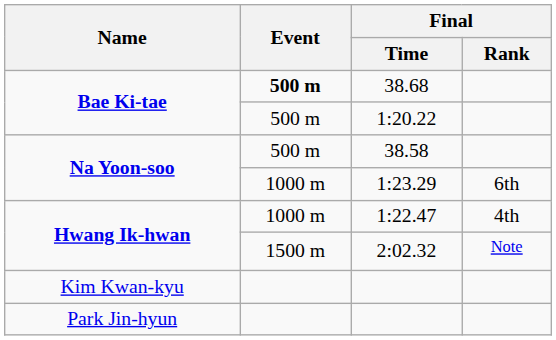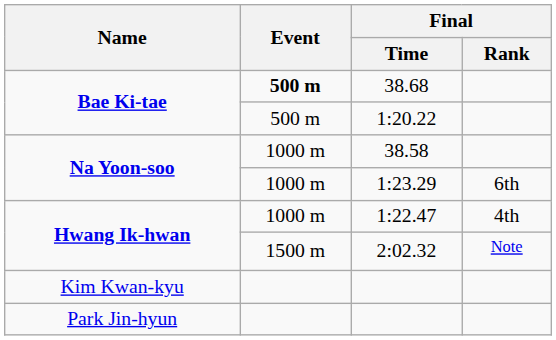(295, 151) 500 m -> (295, 151) 1000 m
